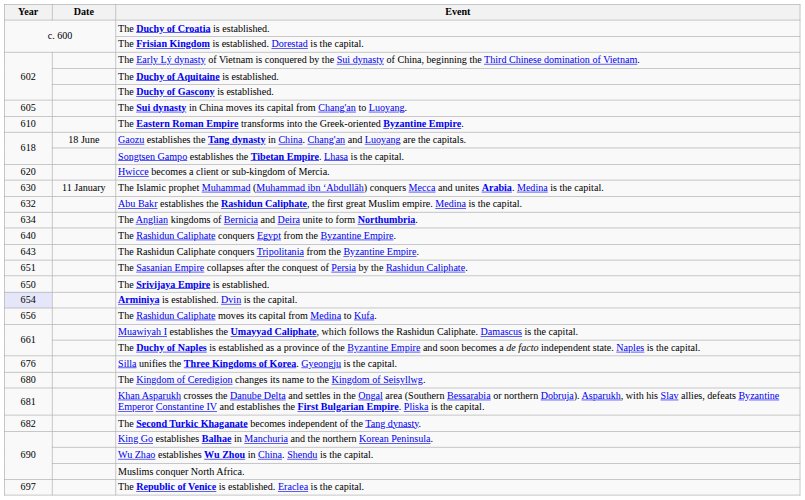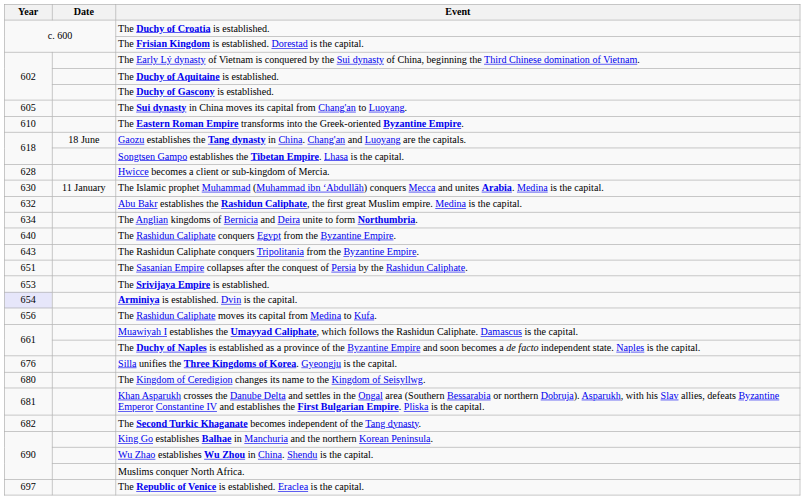(28, 172) 620 -> (28, 172) 628
(28, 284) 650 -> (28, 284) 653
